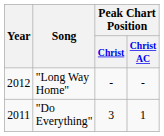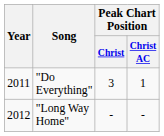rows swapped: (64, 115) <-> (62, 83)
